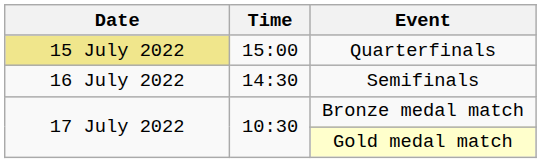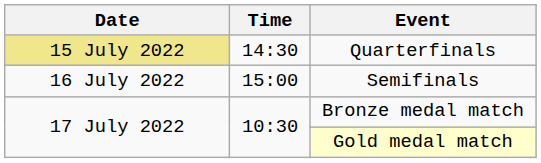(270, 50) 15:00 -> (270, 50) 14:30
(270, 81) 14:30 -> (270, 81) 15:00
